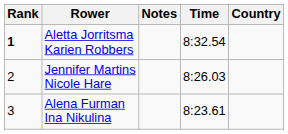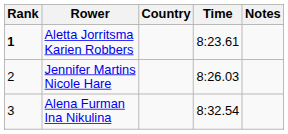columns swapped: (256, 14) <-> (159, 14)
(204, 42) 8:32.54 -> (218, 42) 8:23.61
(204, 111) 8:23.61 -> (218, 111) 8:32.54
